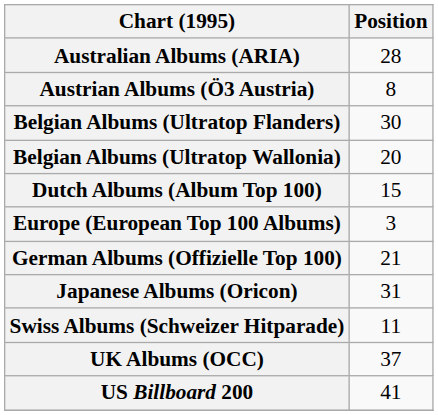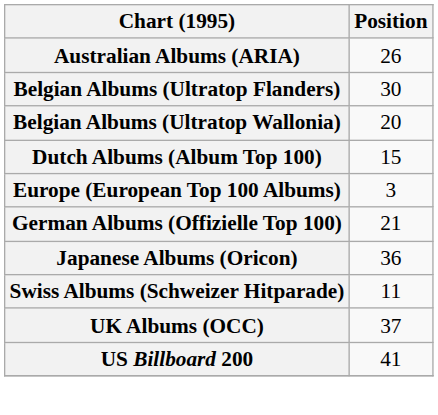(391, 55) 28 -> (391, 55) 26
- row: (177, 88)
(391, 291) 31 -> (391, 257) 36
